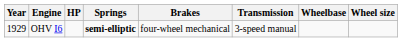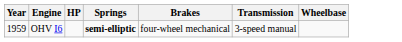- column: (373, 12)
(16, 29) 1929 -> (16, 29) 1959
